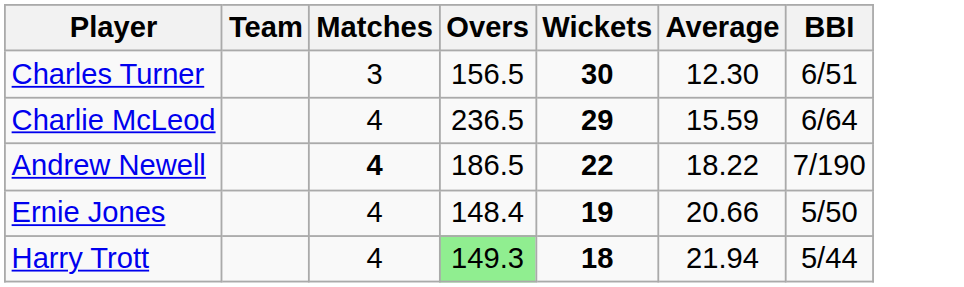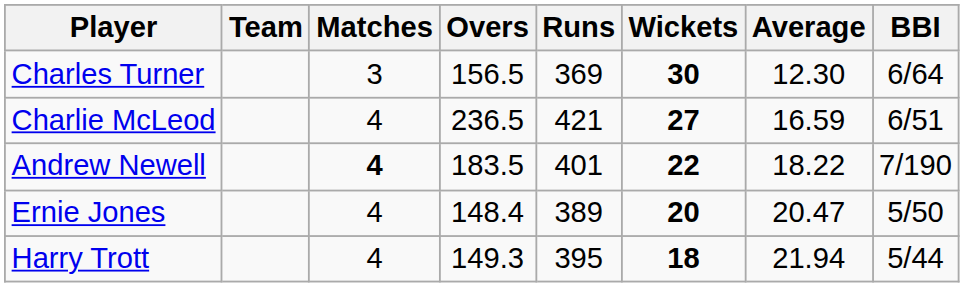+ column: (579, 27)
(829, 73) 6/51 -> (915, 73) 6/64
(597, 119) 29 -> (683, 119) 27
(722, 119) 15.59 -> (809, 119) 16.59
(829, 119) 6/64 -> (915, 119) 6/51
(488, 166) 186.5 -> (488, 166) 183.5
(597, 212) 19 -> (683, 212) 20
(722, 212) 20.66 -> (809, 212) 20.47
(488, 258) lightgreen background -> (488, 258) no background
